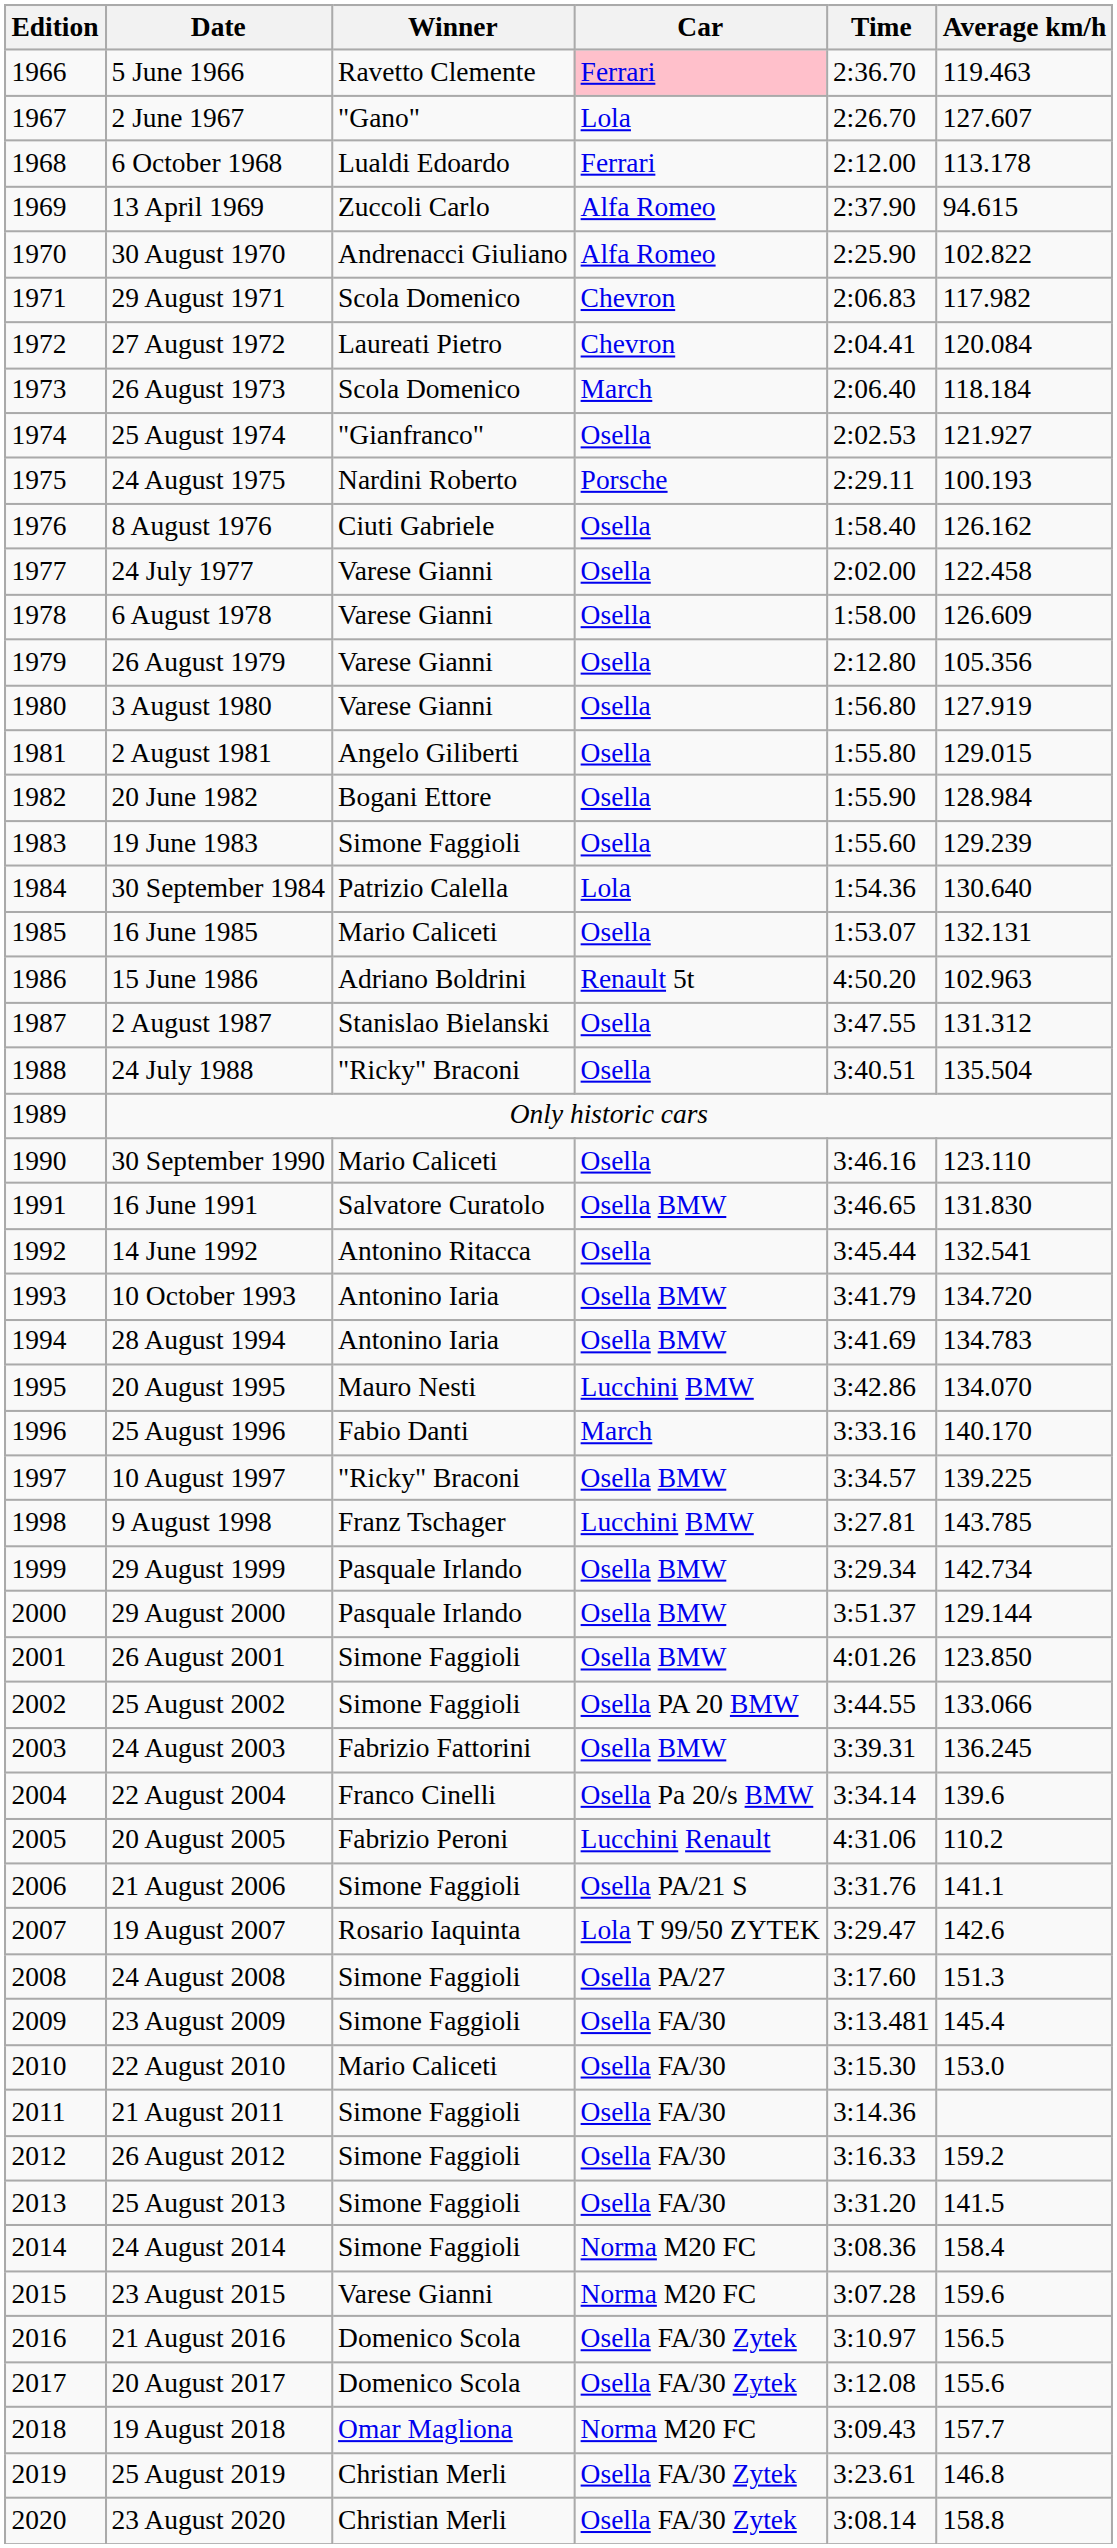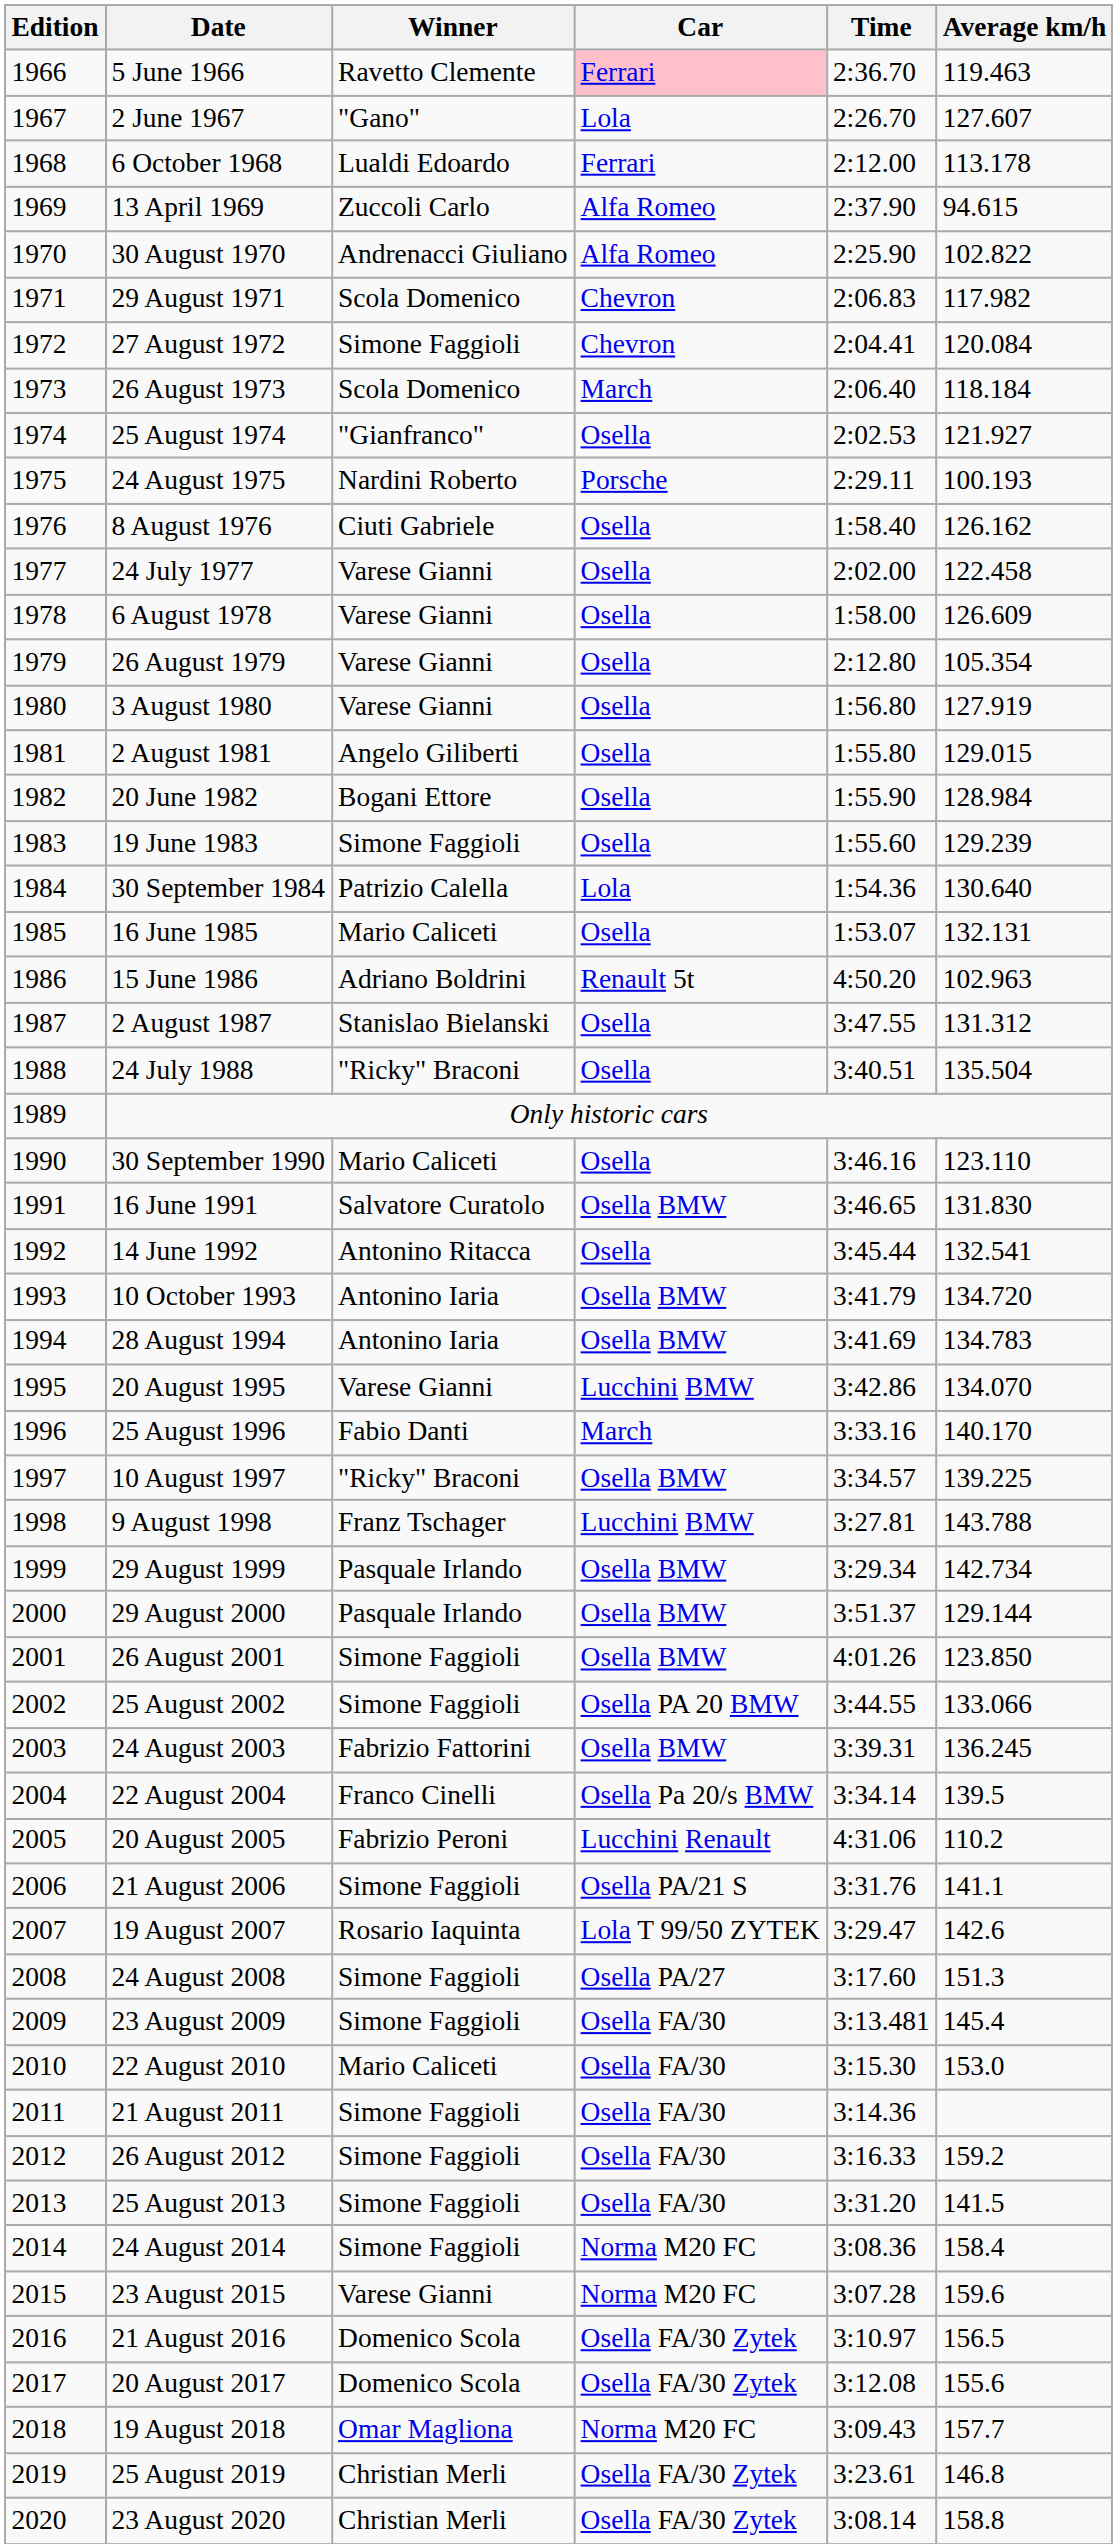(420, 344) Laureati Pietro -> (429, 344) Simone Faggioli
(987, 661) 105.356 -> (987, 661) 105.354
(407, 1386) Mauro Nesti -> (415, 1386) Varese Gianni
(987, 1522) 143.785 -> (987, 1522) 143.788
(974, 1794) 139.6 -> (974, 1794) 139.5
